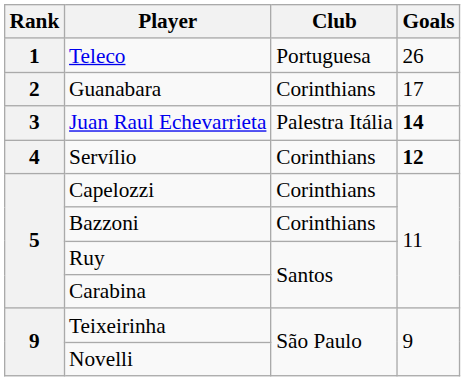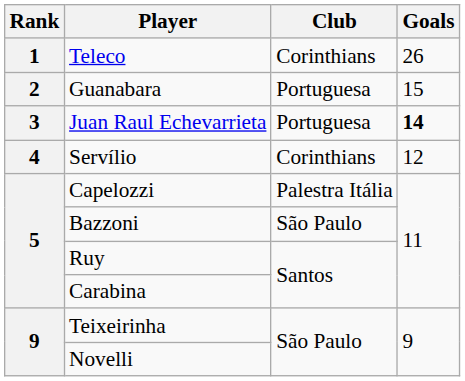(324, 55) Portuguesa -> (326, 55) Corinthians
(326, 88) Corinthians -> (324, 88) Portuguesa
(413, 88) 17 -> (413, 88) 15
(334, 122) Palestra Itália -> (324, 122) Portuguesa
(413, 156) bold -> (413, 156) normal
(326, 190) Corinthians -> (334, 190) Palestra Itália
(326, 223) Corinthians -> (319, 223) São Paulo
